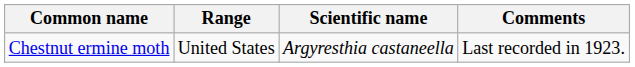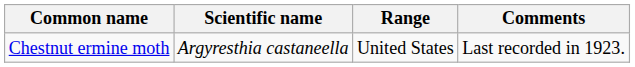columns swapped: (368, 18) <-> (226, 18)
